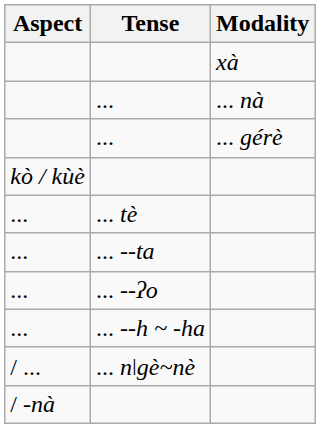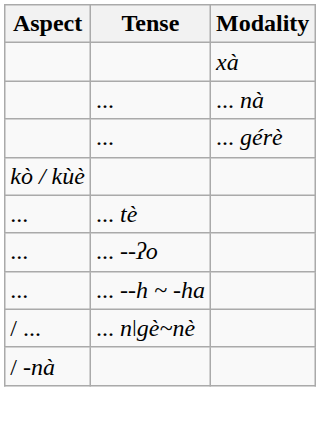- row: (19, 251)
